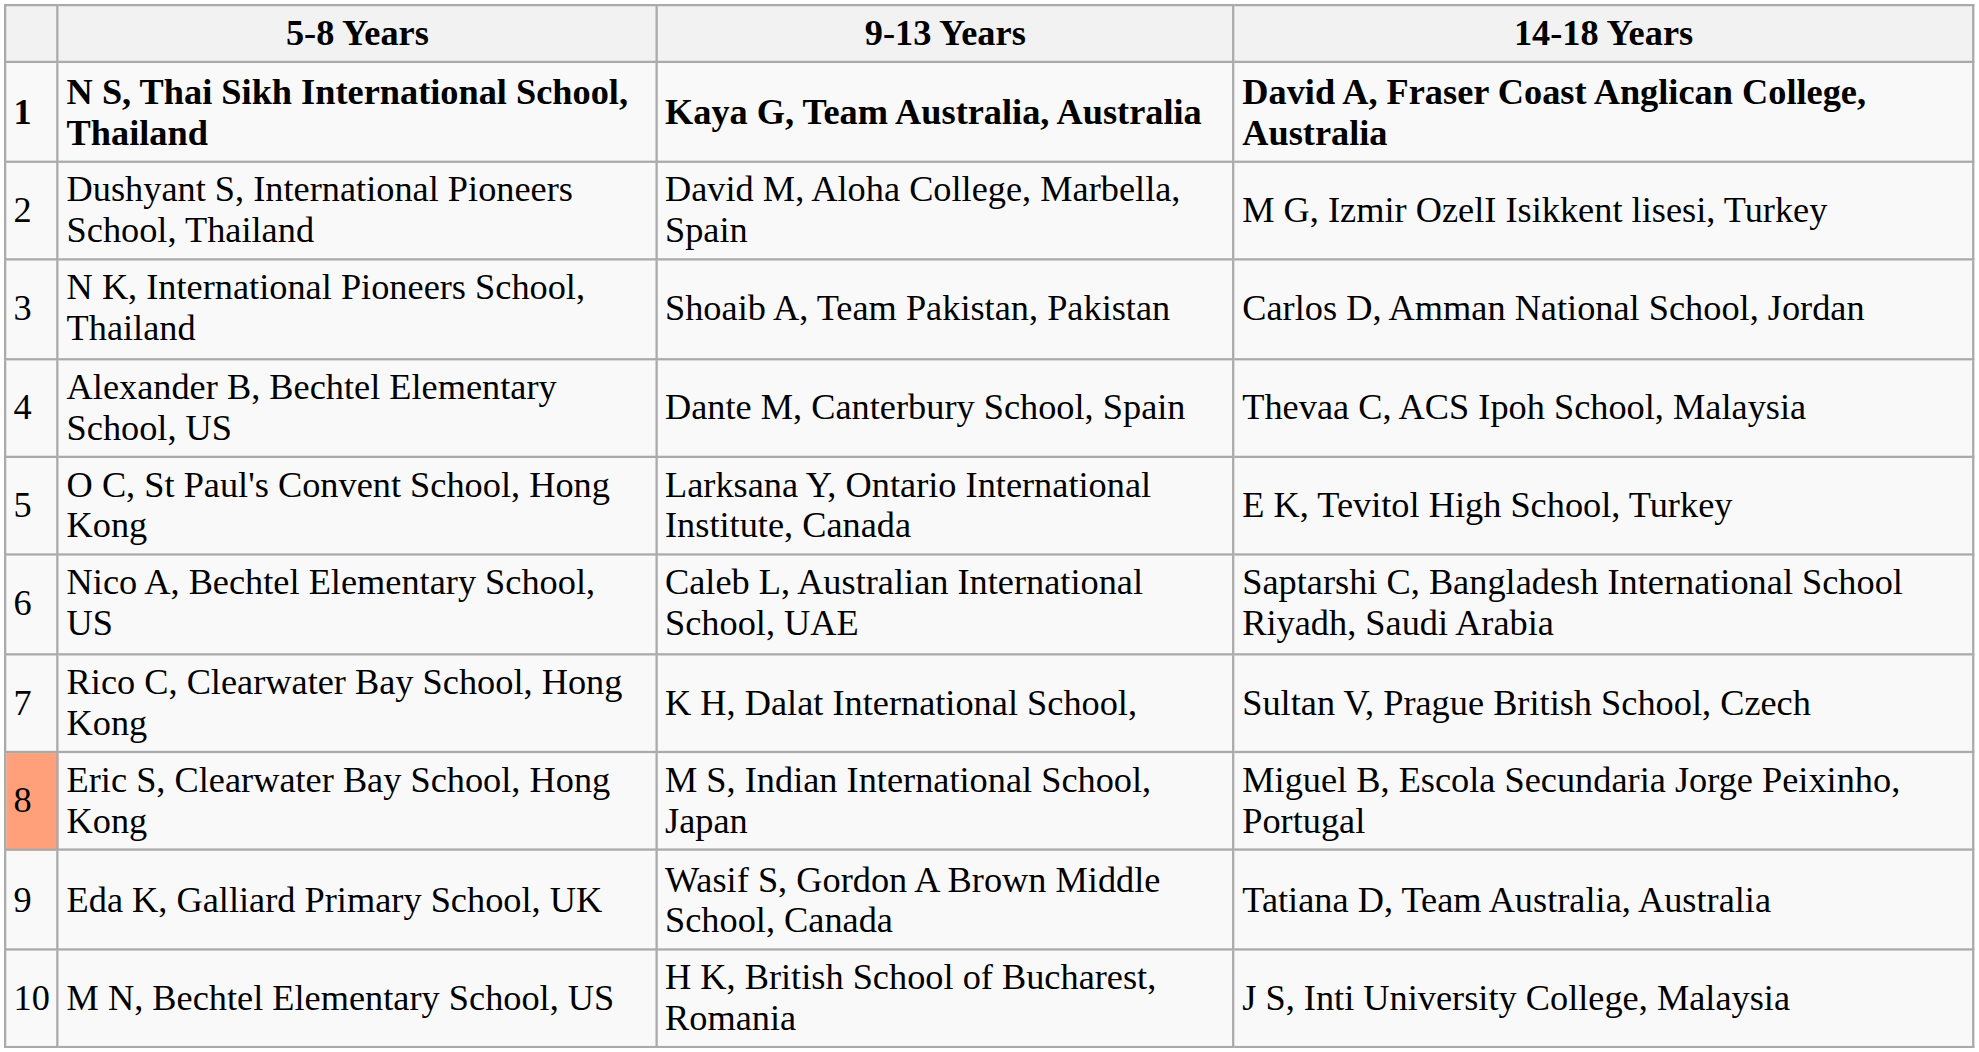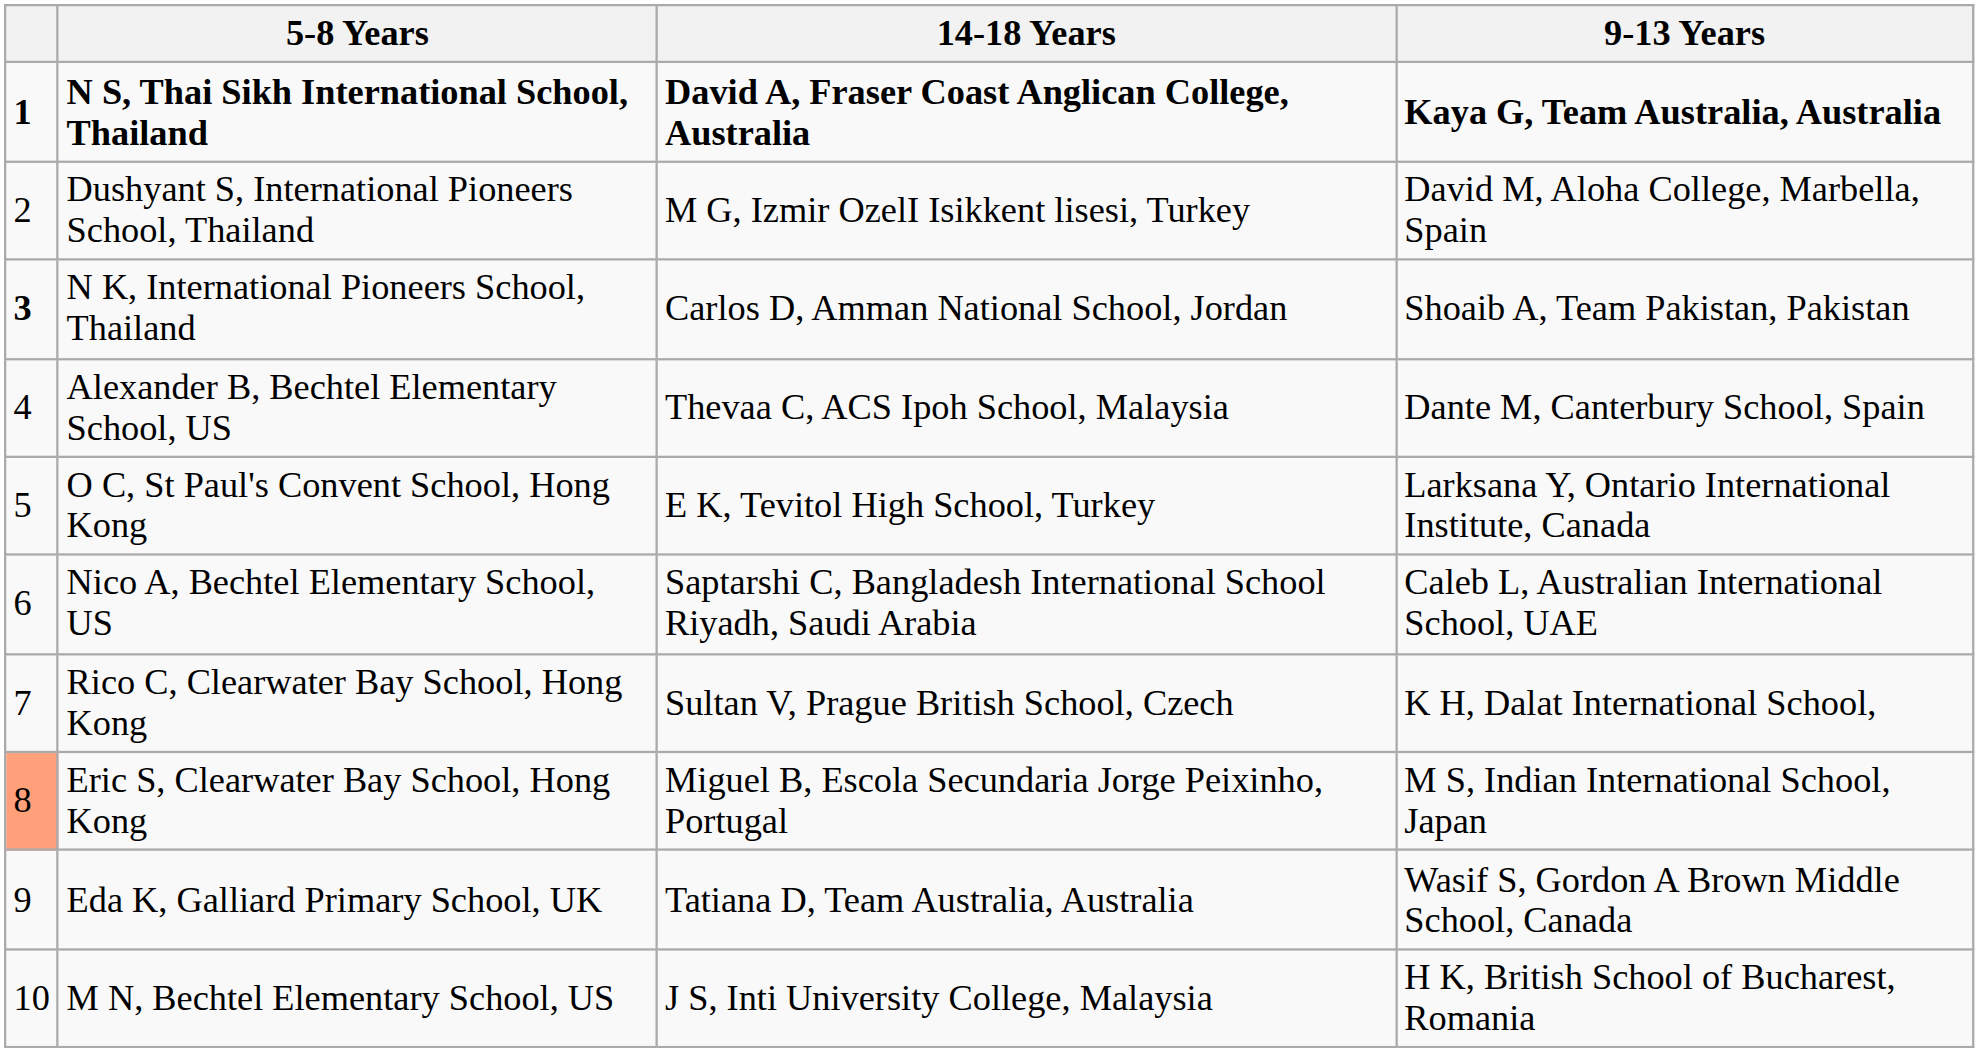columns swapped: (945, 33) <-> (1604, 33)
(23, 308) normal -> (23, 308) bold
